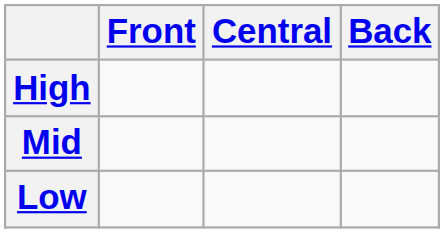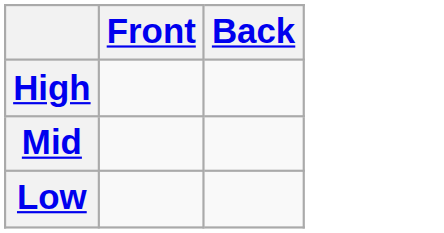- column: (272, 32)
